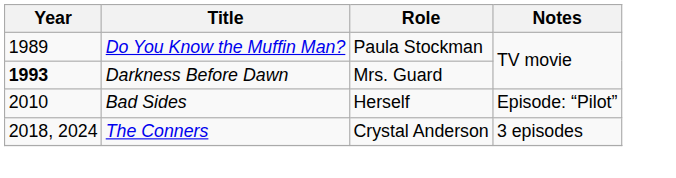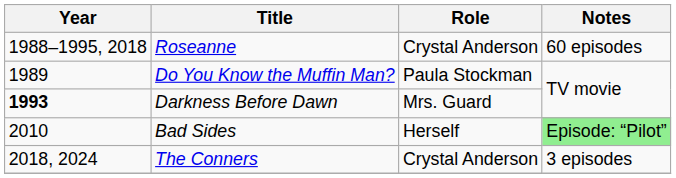+ row: (196, 46)
(557, 103) no background -> (607, 131) lightgreen background
